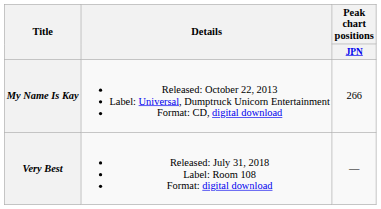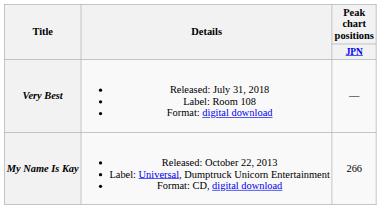rows swapped: (43, 96) <-> (43, 168)
